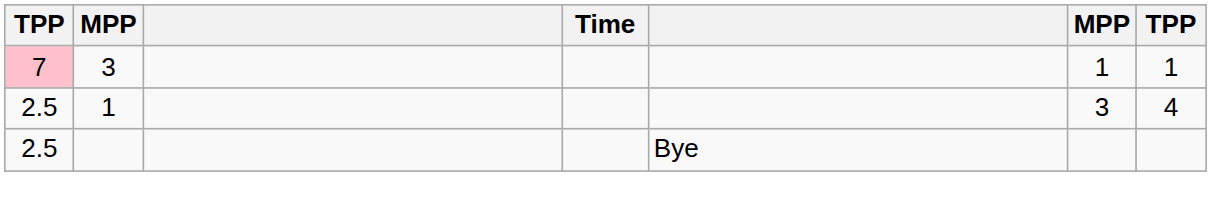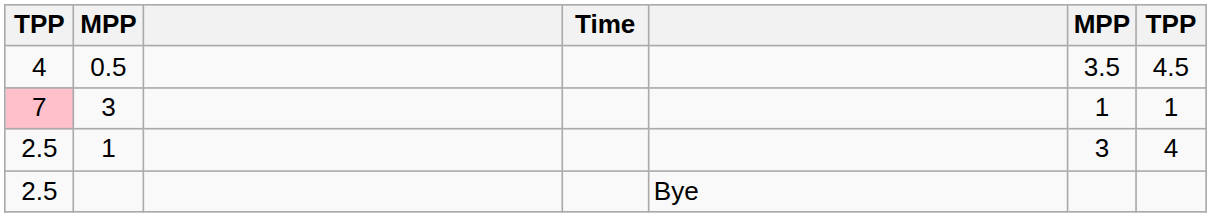+ row: (108, 66)
